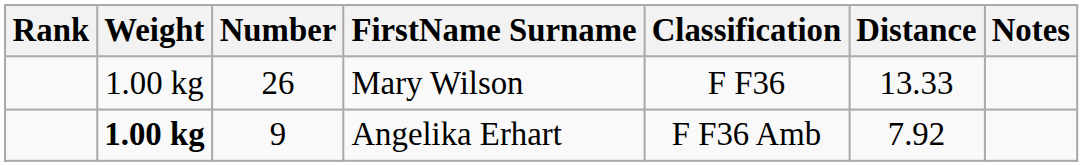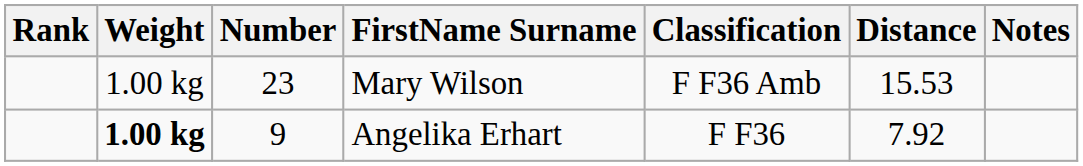(278, 82) 26 -> (278, 82) 23
(746, 82) F F36 -> (746, 82) F F36 Amb
(916, 82) 13.33 -> (916, 82) 15.53
(746, 134) F F36 Amb -> (746, 134) F F36
